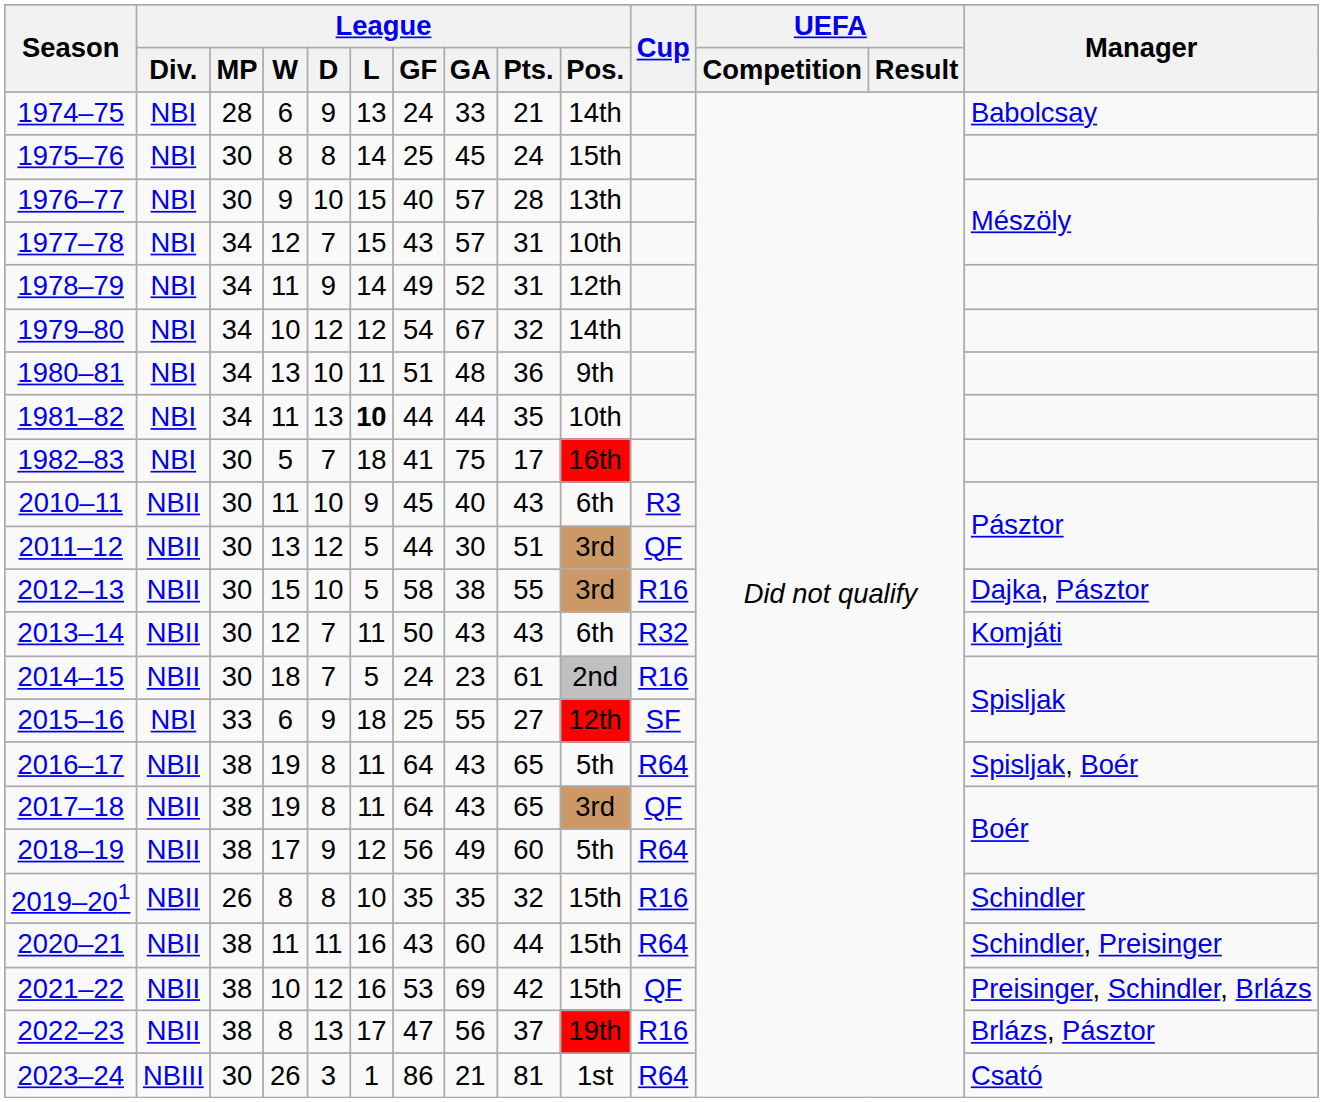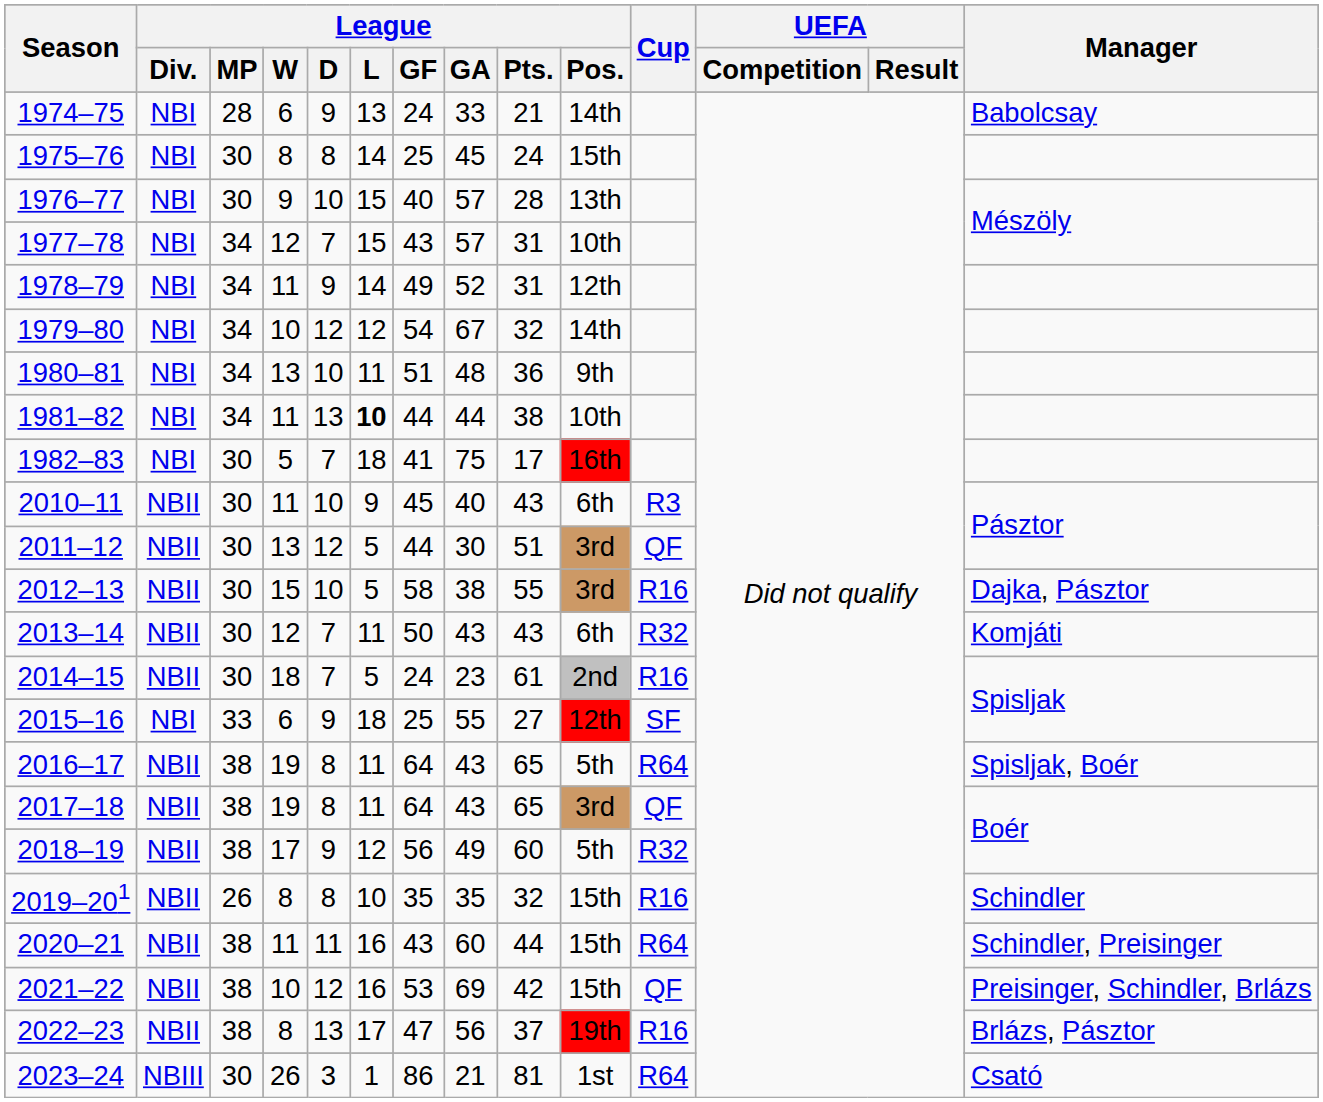(529, 416) 35 -> (529, 416) 38
(663, 850) R64 -> (663, 850) R32
